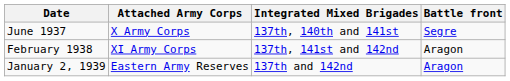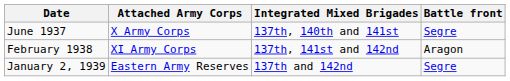(443, 67) Aragon -> (440, 67) Segre
